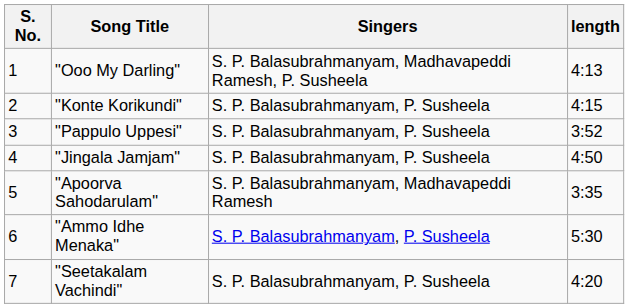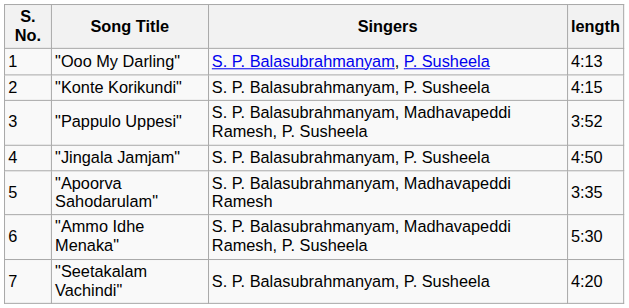(361, 70) S. P. Balasubrahmanyam, Madhavapeddi Ramesh, P. Susheela -> (351, 61) S. P. Balasubrahmanyam, P. Susheela
(351, 131) S. P. Balasubrahmanyam, P. Susheela -> (361, 122) S. P. Balasubrahmanyam, Madhavapeddi Ramesh, P. Susheela
(351, 236) S. P. Balasubrahmanyam, P. Susheela -> (361, 236) S. P. Balasubrahmanyam, Madhavapeddi Ramesh, P. Susheela
